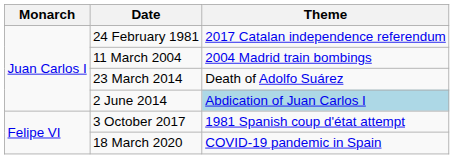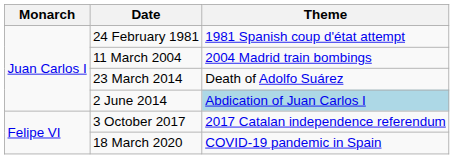(325, 36) 2017 Catalan independence referendum -> (305, 36) 1981 Spanish coup d'état attempt
(305, 121) 1981 Spanish coup d'état attempt -> (325, 121) 2017 Catalan independence referendum
